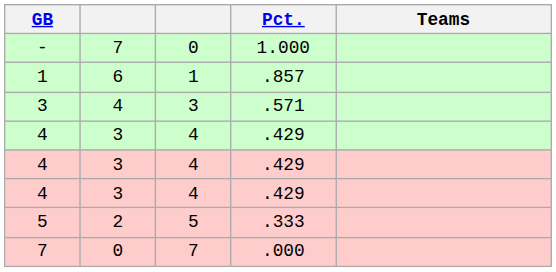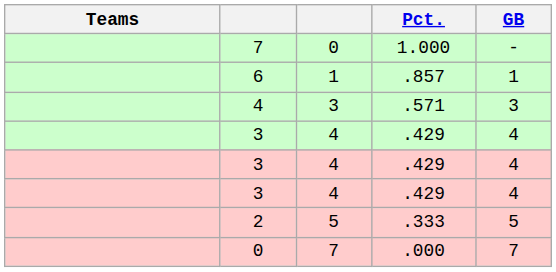columns swapped: (443, 19) <-> (42, 19)
